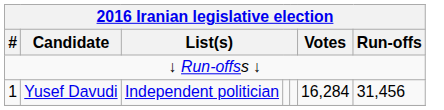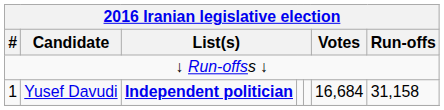(202, 92) normal -> (209, 92) bold
(325, 92) 16,284 -> (339, 92) 16,684
(381, 92) 31,456 -> (395, 92) 31,158
